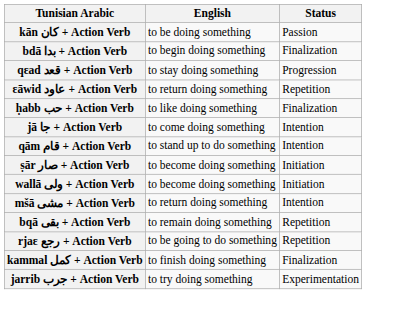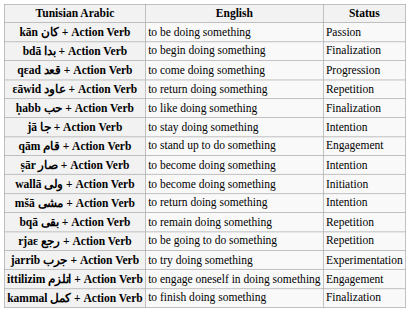(203, 70) to stay doing something -> (207, 70) to come doing something
(206, 127) to come doing something -> (203, 127) to stay doing something
(303, 146) Intention -> (355, 146) Engagement
(303, 165) Initiation -> (347, 165) Intention
rows swapped: (75, 279) <-> (75, 260)
+ row: (75, 279)
